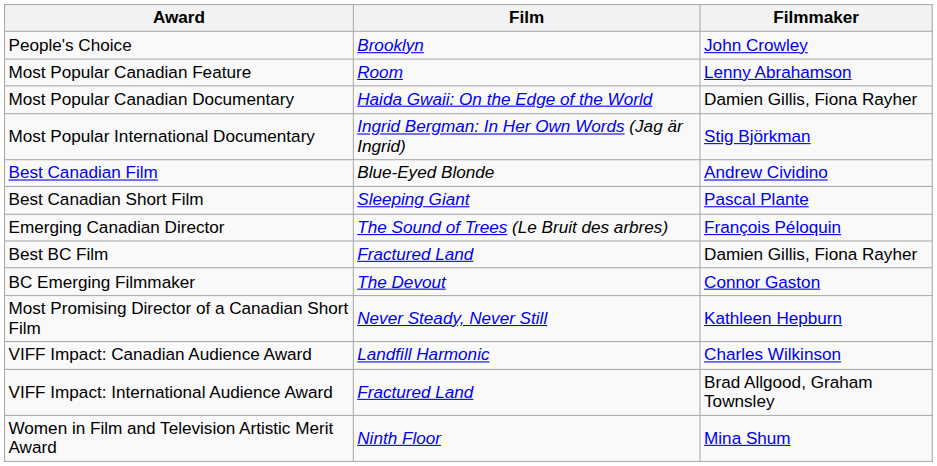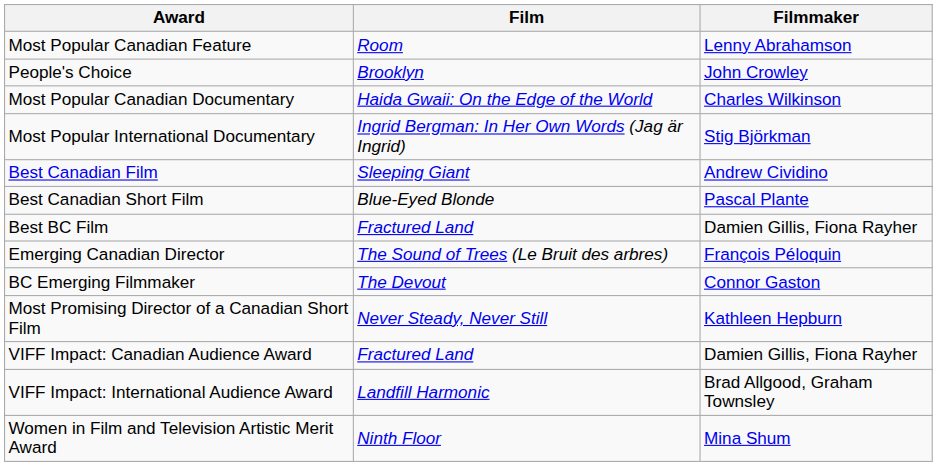rows swapped: (70, 45) <-> (130, 72)
(811, 99) Damien Gillis, Fiona Rayher -> (773, 99) Charles Wilkinson
(426, 173) Blue-Eyed Blonde -> (413, 173) Sleeping Giant
(413, 200) Sleeping Giant -> (426, 200) Blue-Eyed Blonde
rows swapped: (116, 227) <-> (58, 254)
(423, 355) Landfill Harmonic -> (415, 355) Fractured Land
(773, 355) Charles Wilkinson -> (811, 355) Damien Gillis, Fiona Rayher
(415, 392) Fractured Land -> (423, 392) Landfill Harmonic
